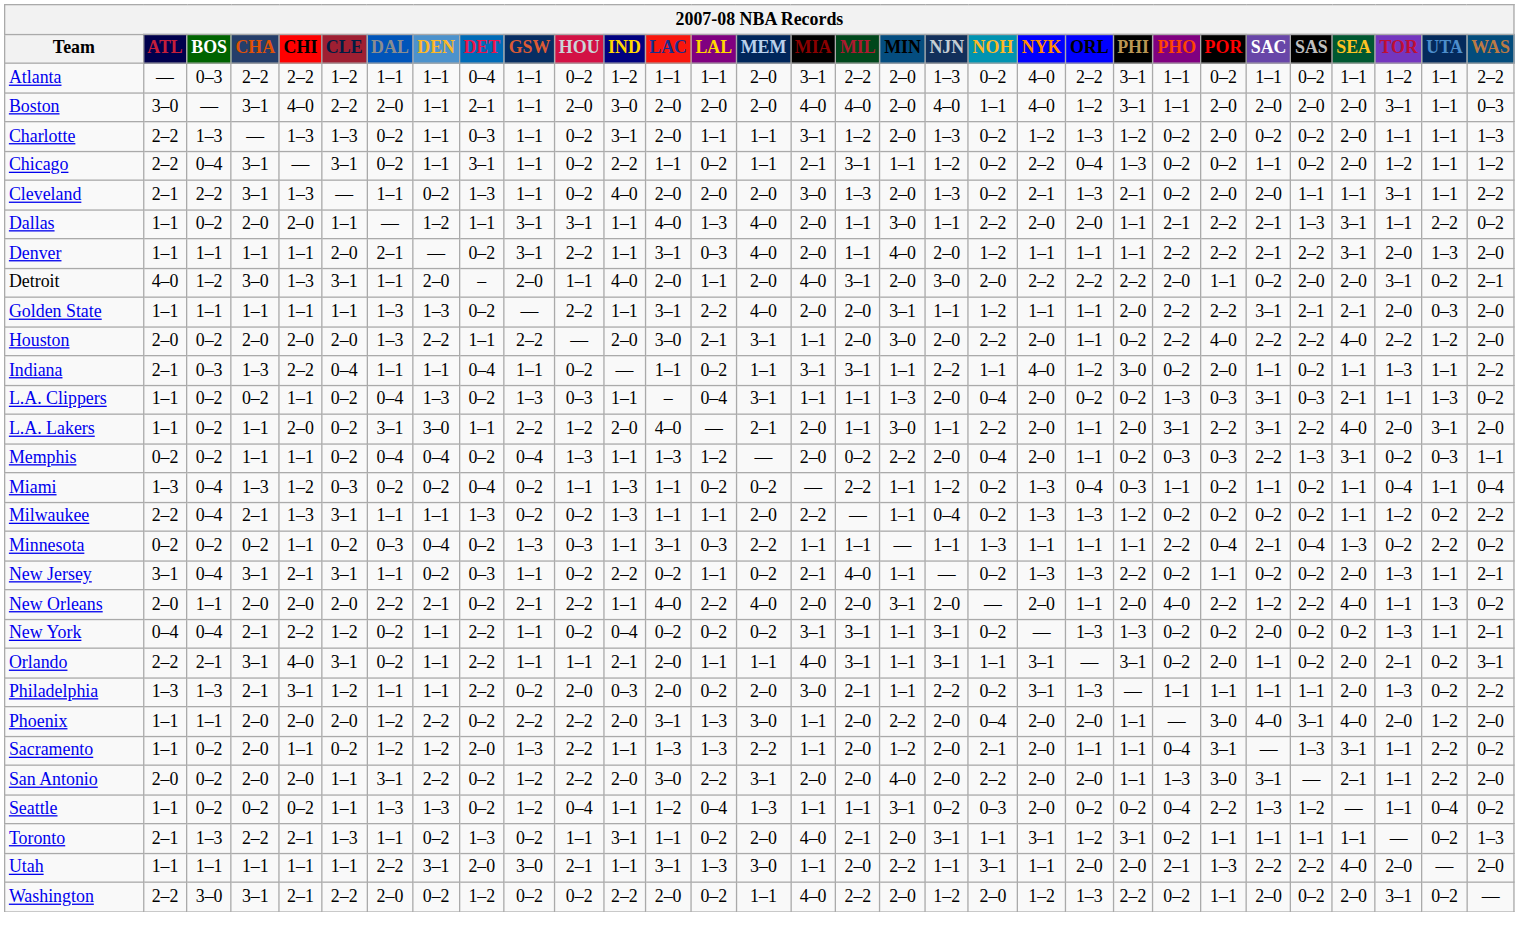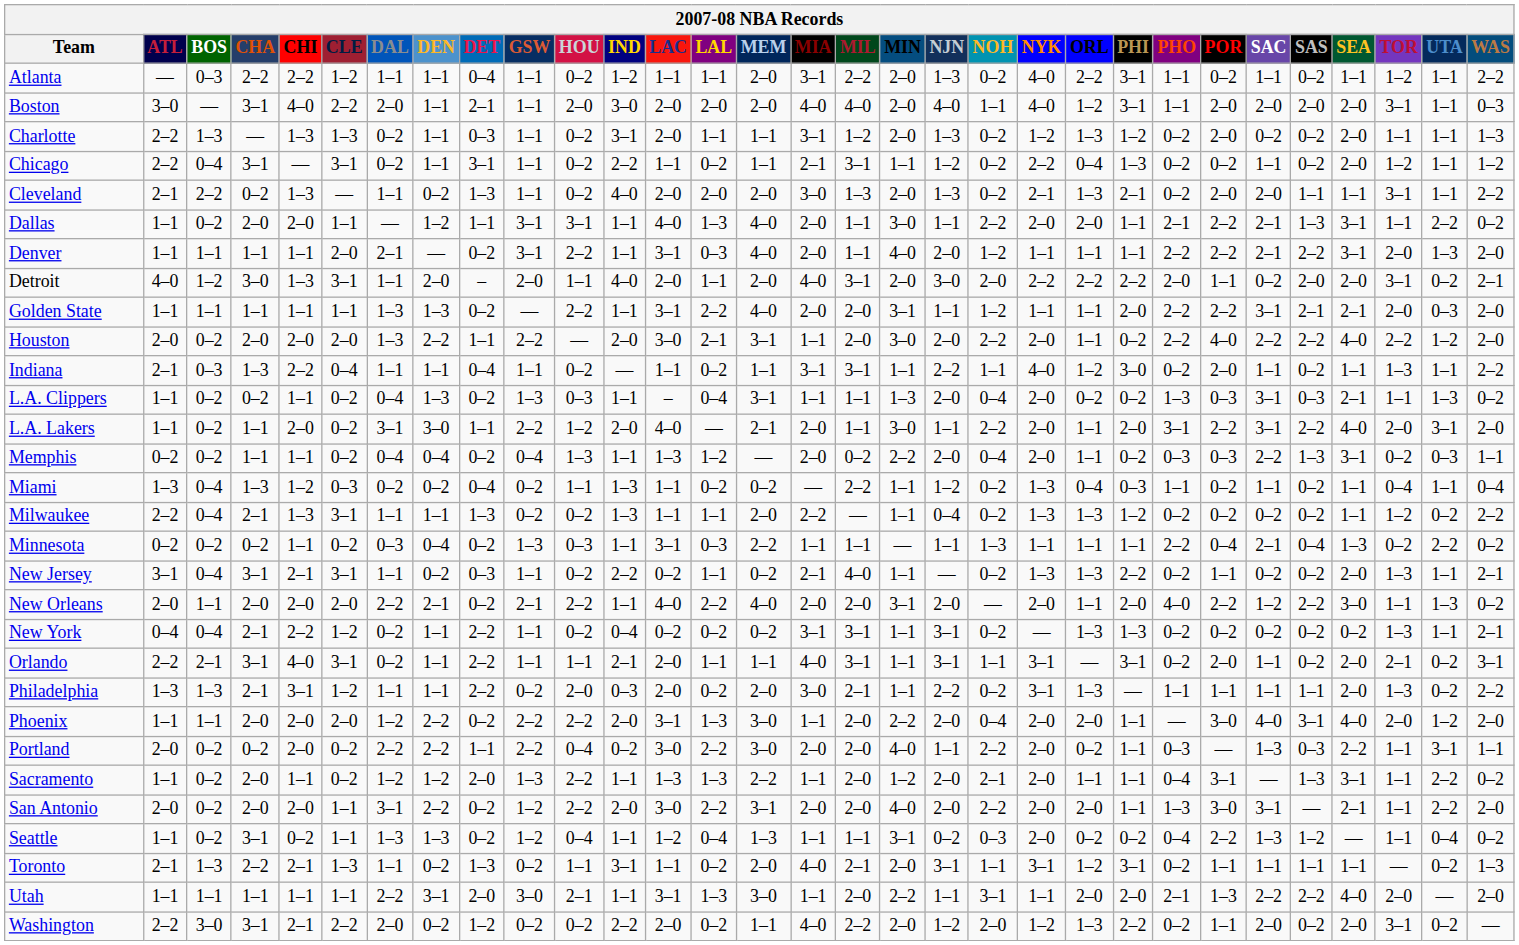(255, 194) 3–1 -> (255, 194) 0–2
(1354, 603) 4–0 -> (1354, 603) 3–0
(1269, 633) 2–0 -> (1269, 633) 0–2
+ row: (39, 750)
(255, 808) 0–2 -> (255, 837) 3–1
